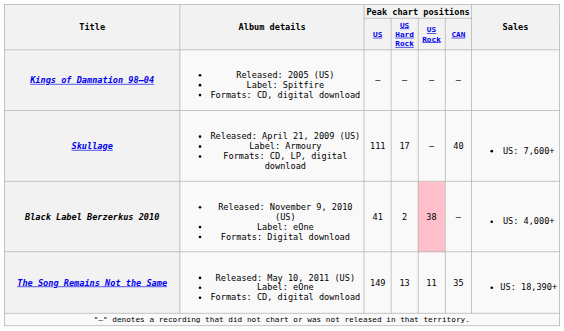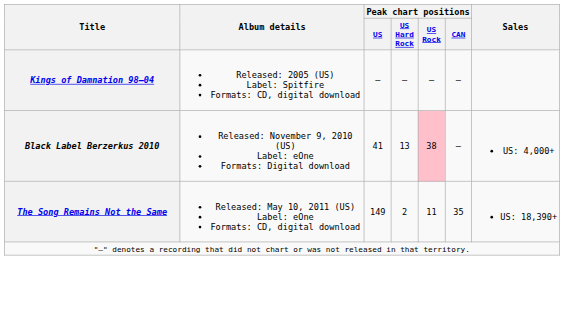- row: (92, 146)
(405, 217) 2 -> (405, 146) 13
(405, 283) 13 -> (405, 212) 2
